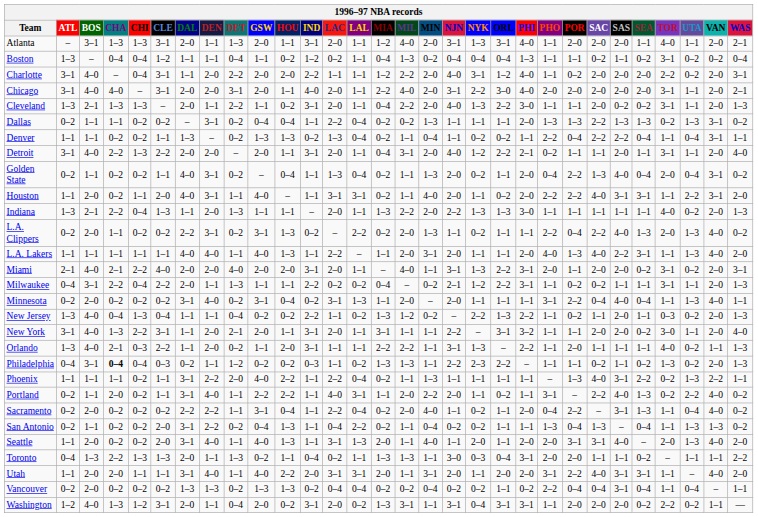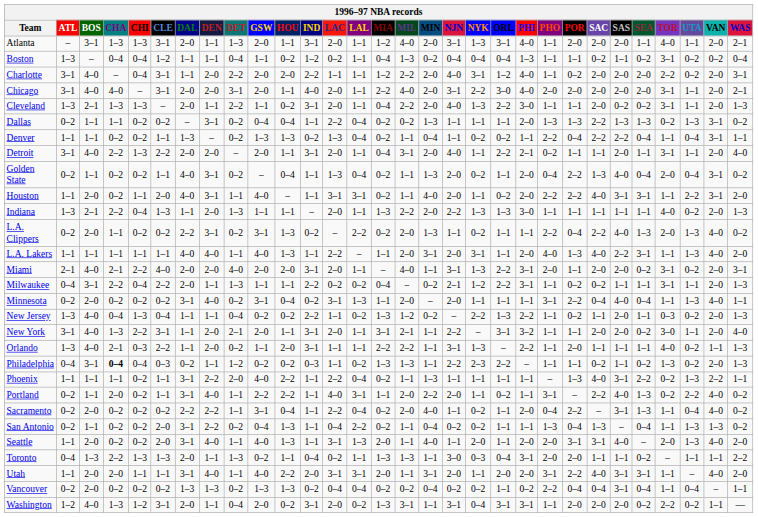(478, 153) 1–2 -> (478, 153) 1–1
(478, 254) 1–1 -> (478, 254) 3–1
(407, 332) 1–1 -> (407, 332) 2–1
